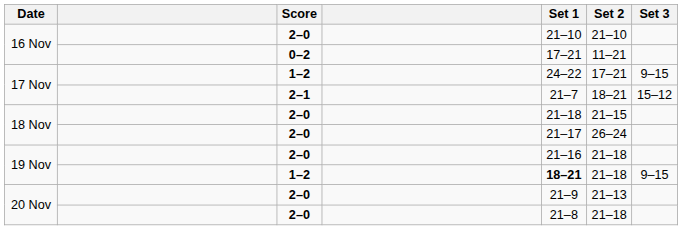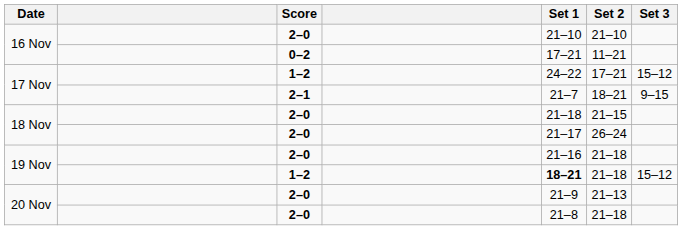(655, 74) 9–15 -> (655, 74) 15–12
(655, 94) 15–12 -> (655, 94) 9–15
(655, 174) 9–15 -> (655, 174) 15–12
